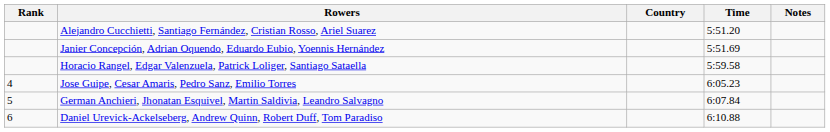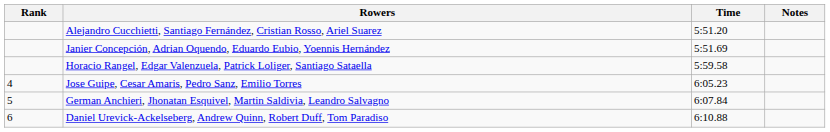- column: (665, 13)
